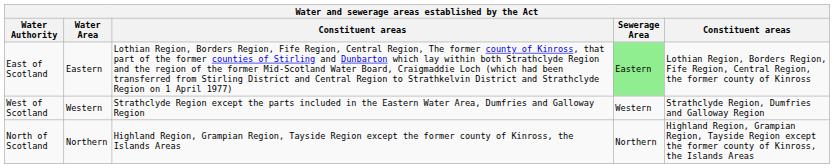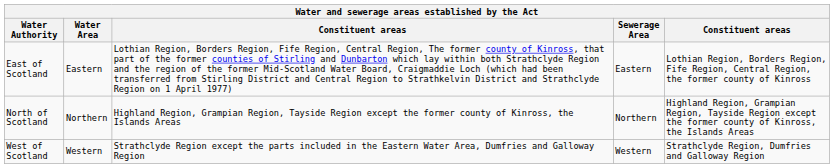(633, 69) lightgreen background -> (633, 69) no background
rows swapped: (27, 142) <-> (27, 108)
